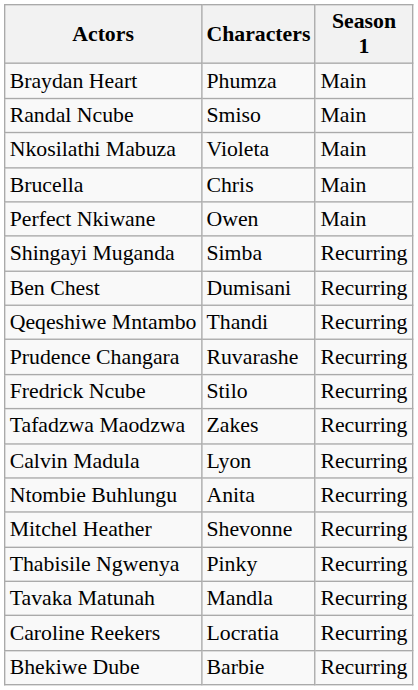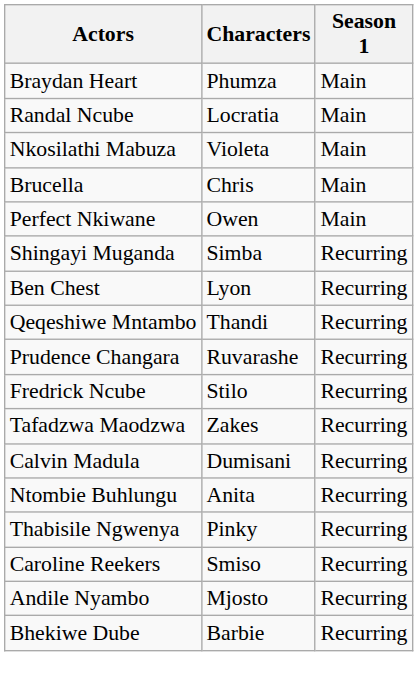(234, 115) Smiso -> (243, 115) Locratia
(249, 287) Dumisani -> (229, 287) Lyon
(229, 460) Lyon -> (249, 460) Dumisani
- row: (81, 529)
- row: (82, 598)
(243, 632) Locratia -> (234, 563) Smiso
+ row: (80, 598)
